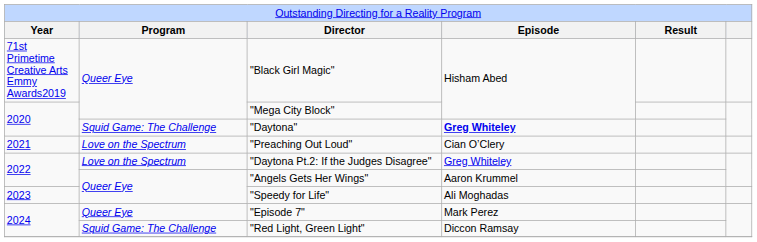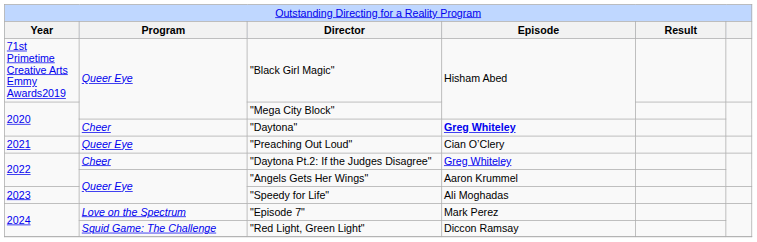(149, 128) Squid Game: The Challenge -> (96, 128) Cheer
(134, 145) Love on the Spectrum -> (107, 145) Queer Eye
(134, 162) Love on the Spectrum -> (96, 162) Cheer
(107, 212) Queer Eye -> (134, 212) Love on the Spectrum
